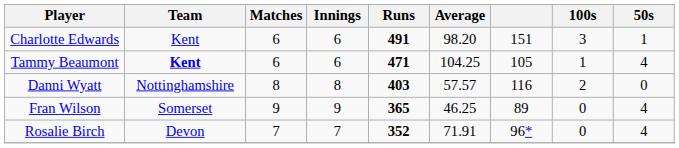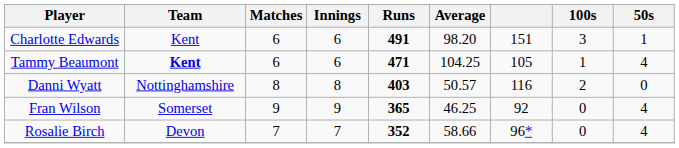(460, 85) 57.57 -> (460, 85) 50.57
(521, 108) 89 -> (521, 108) 92
(460, 131) 71.91 -> (460, 131) 58.66
